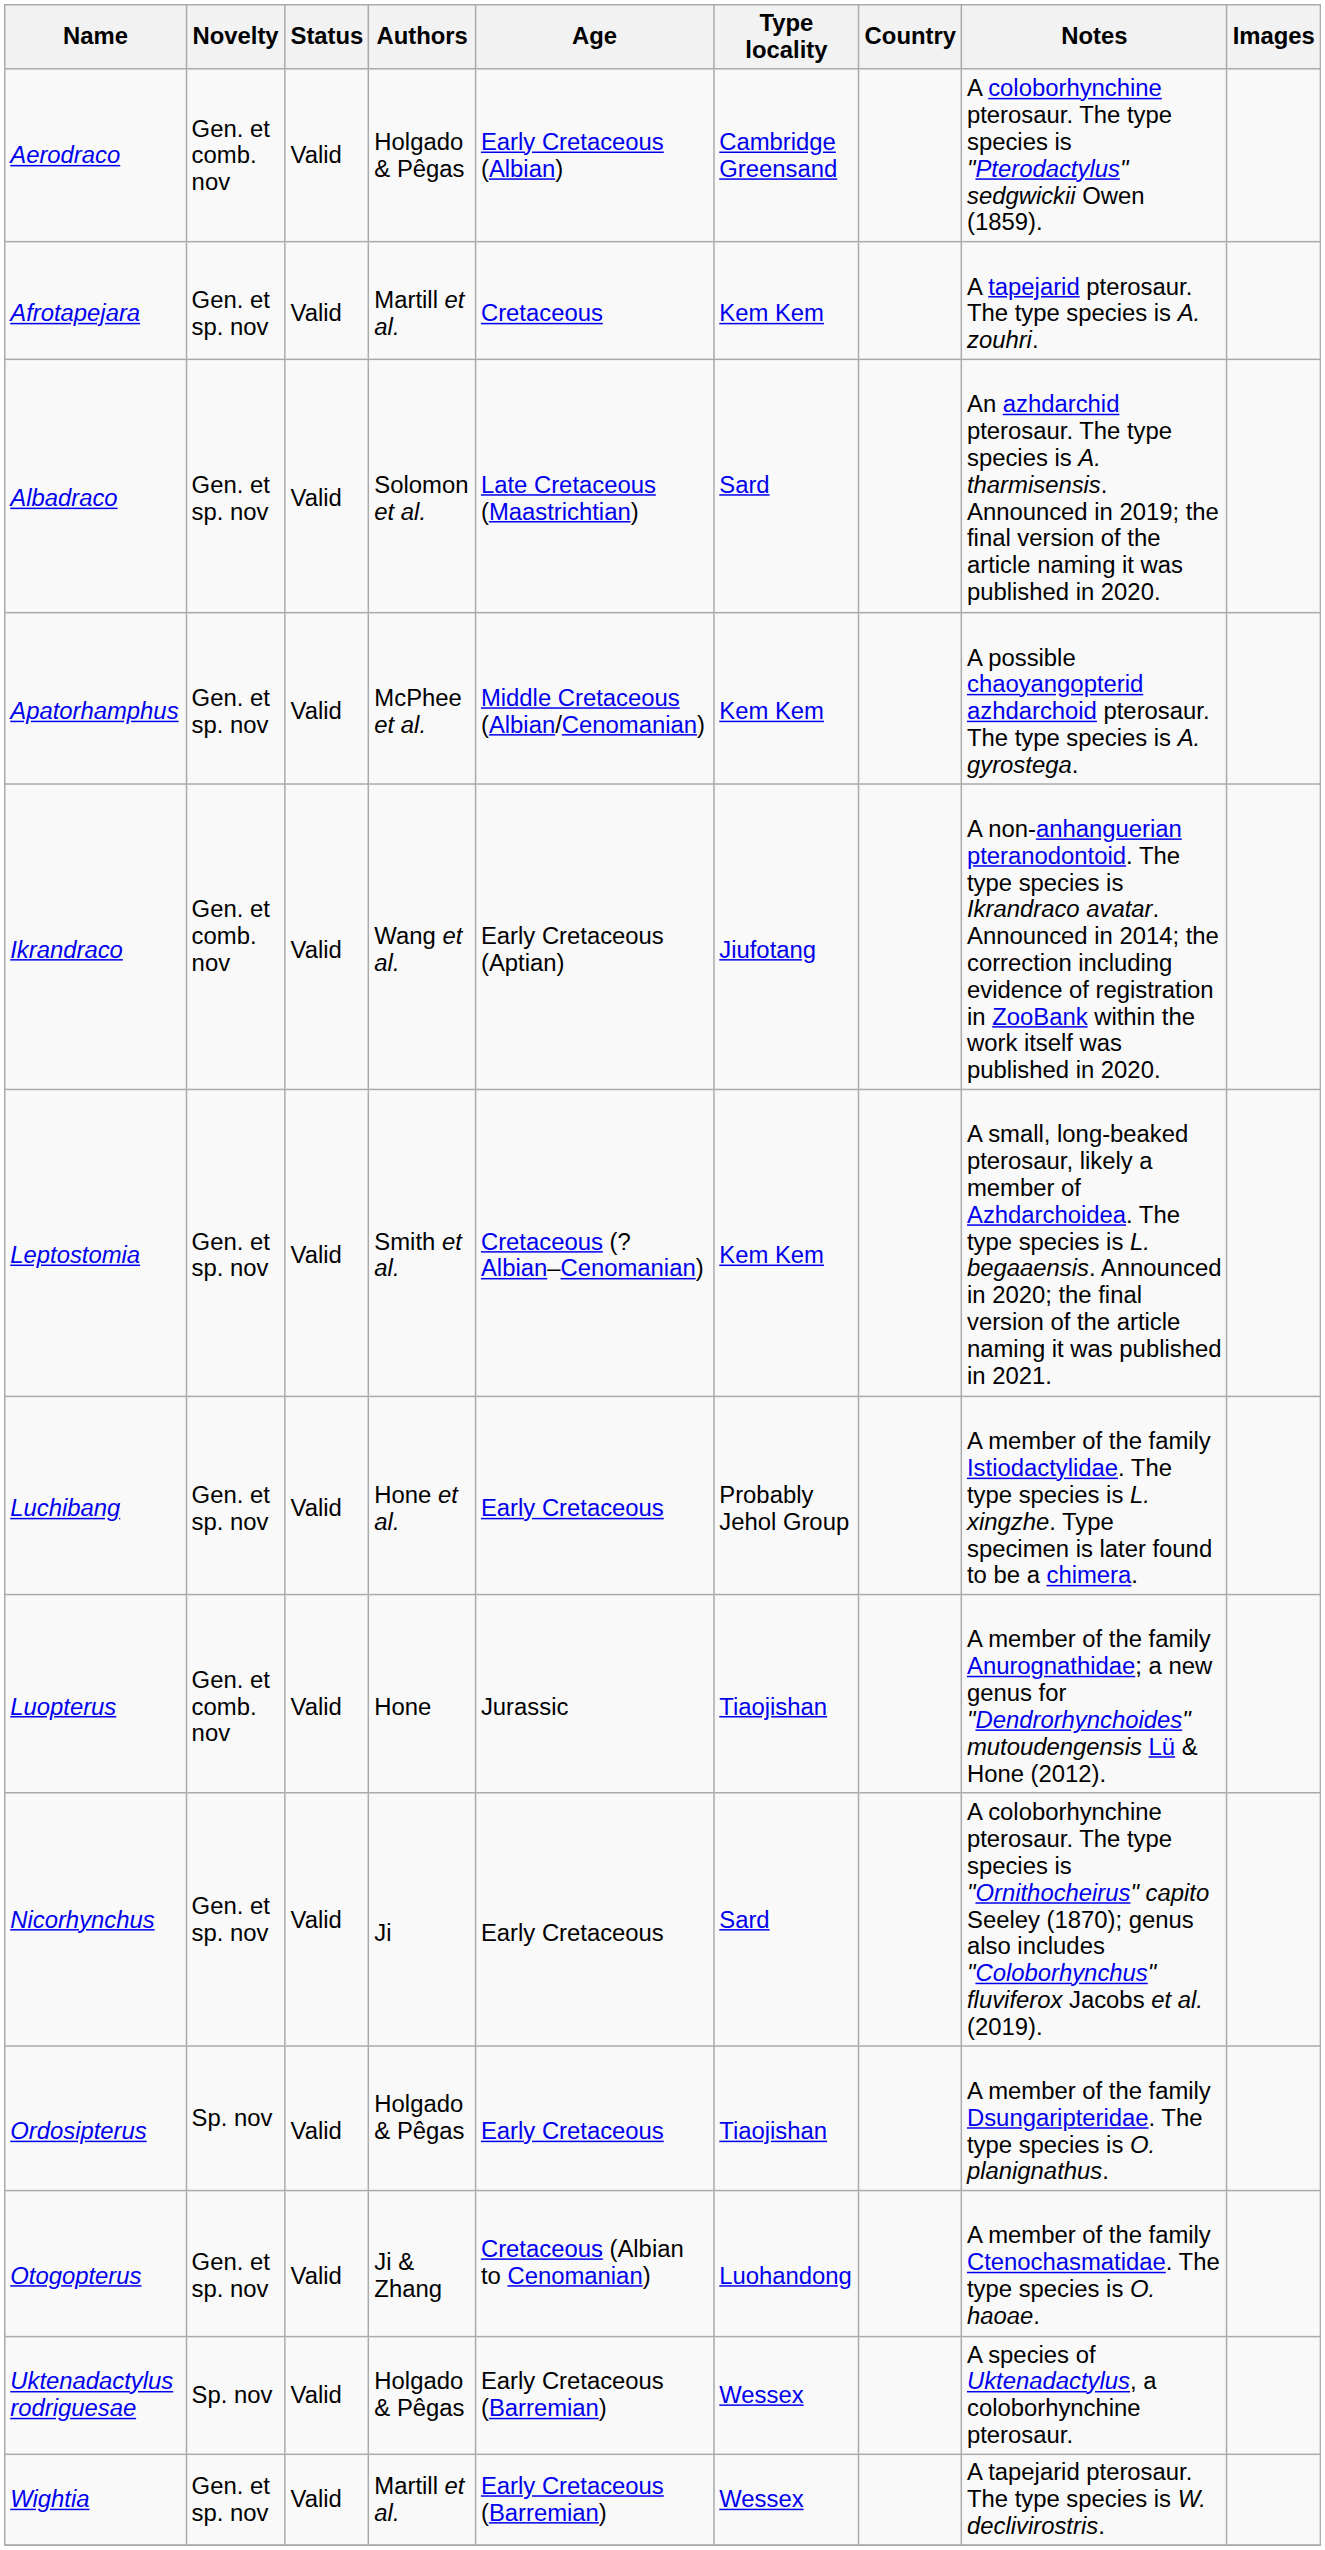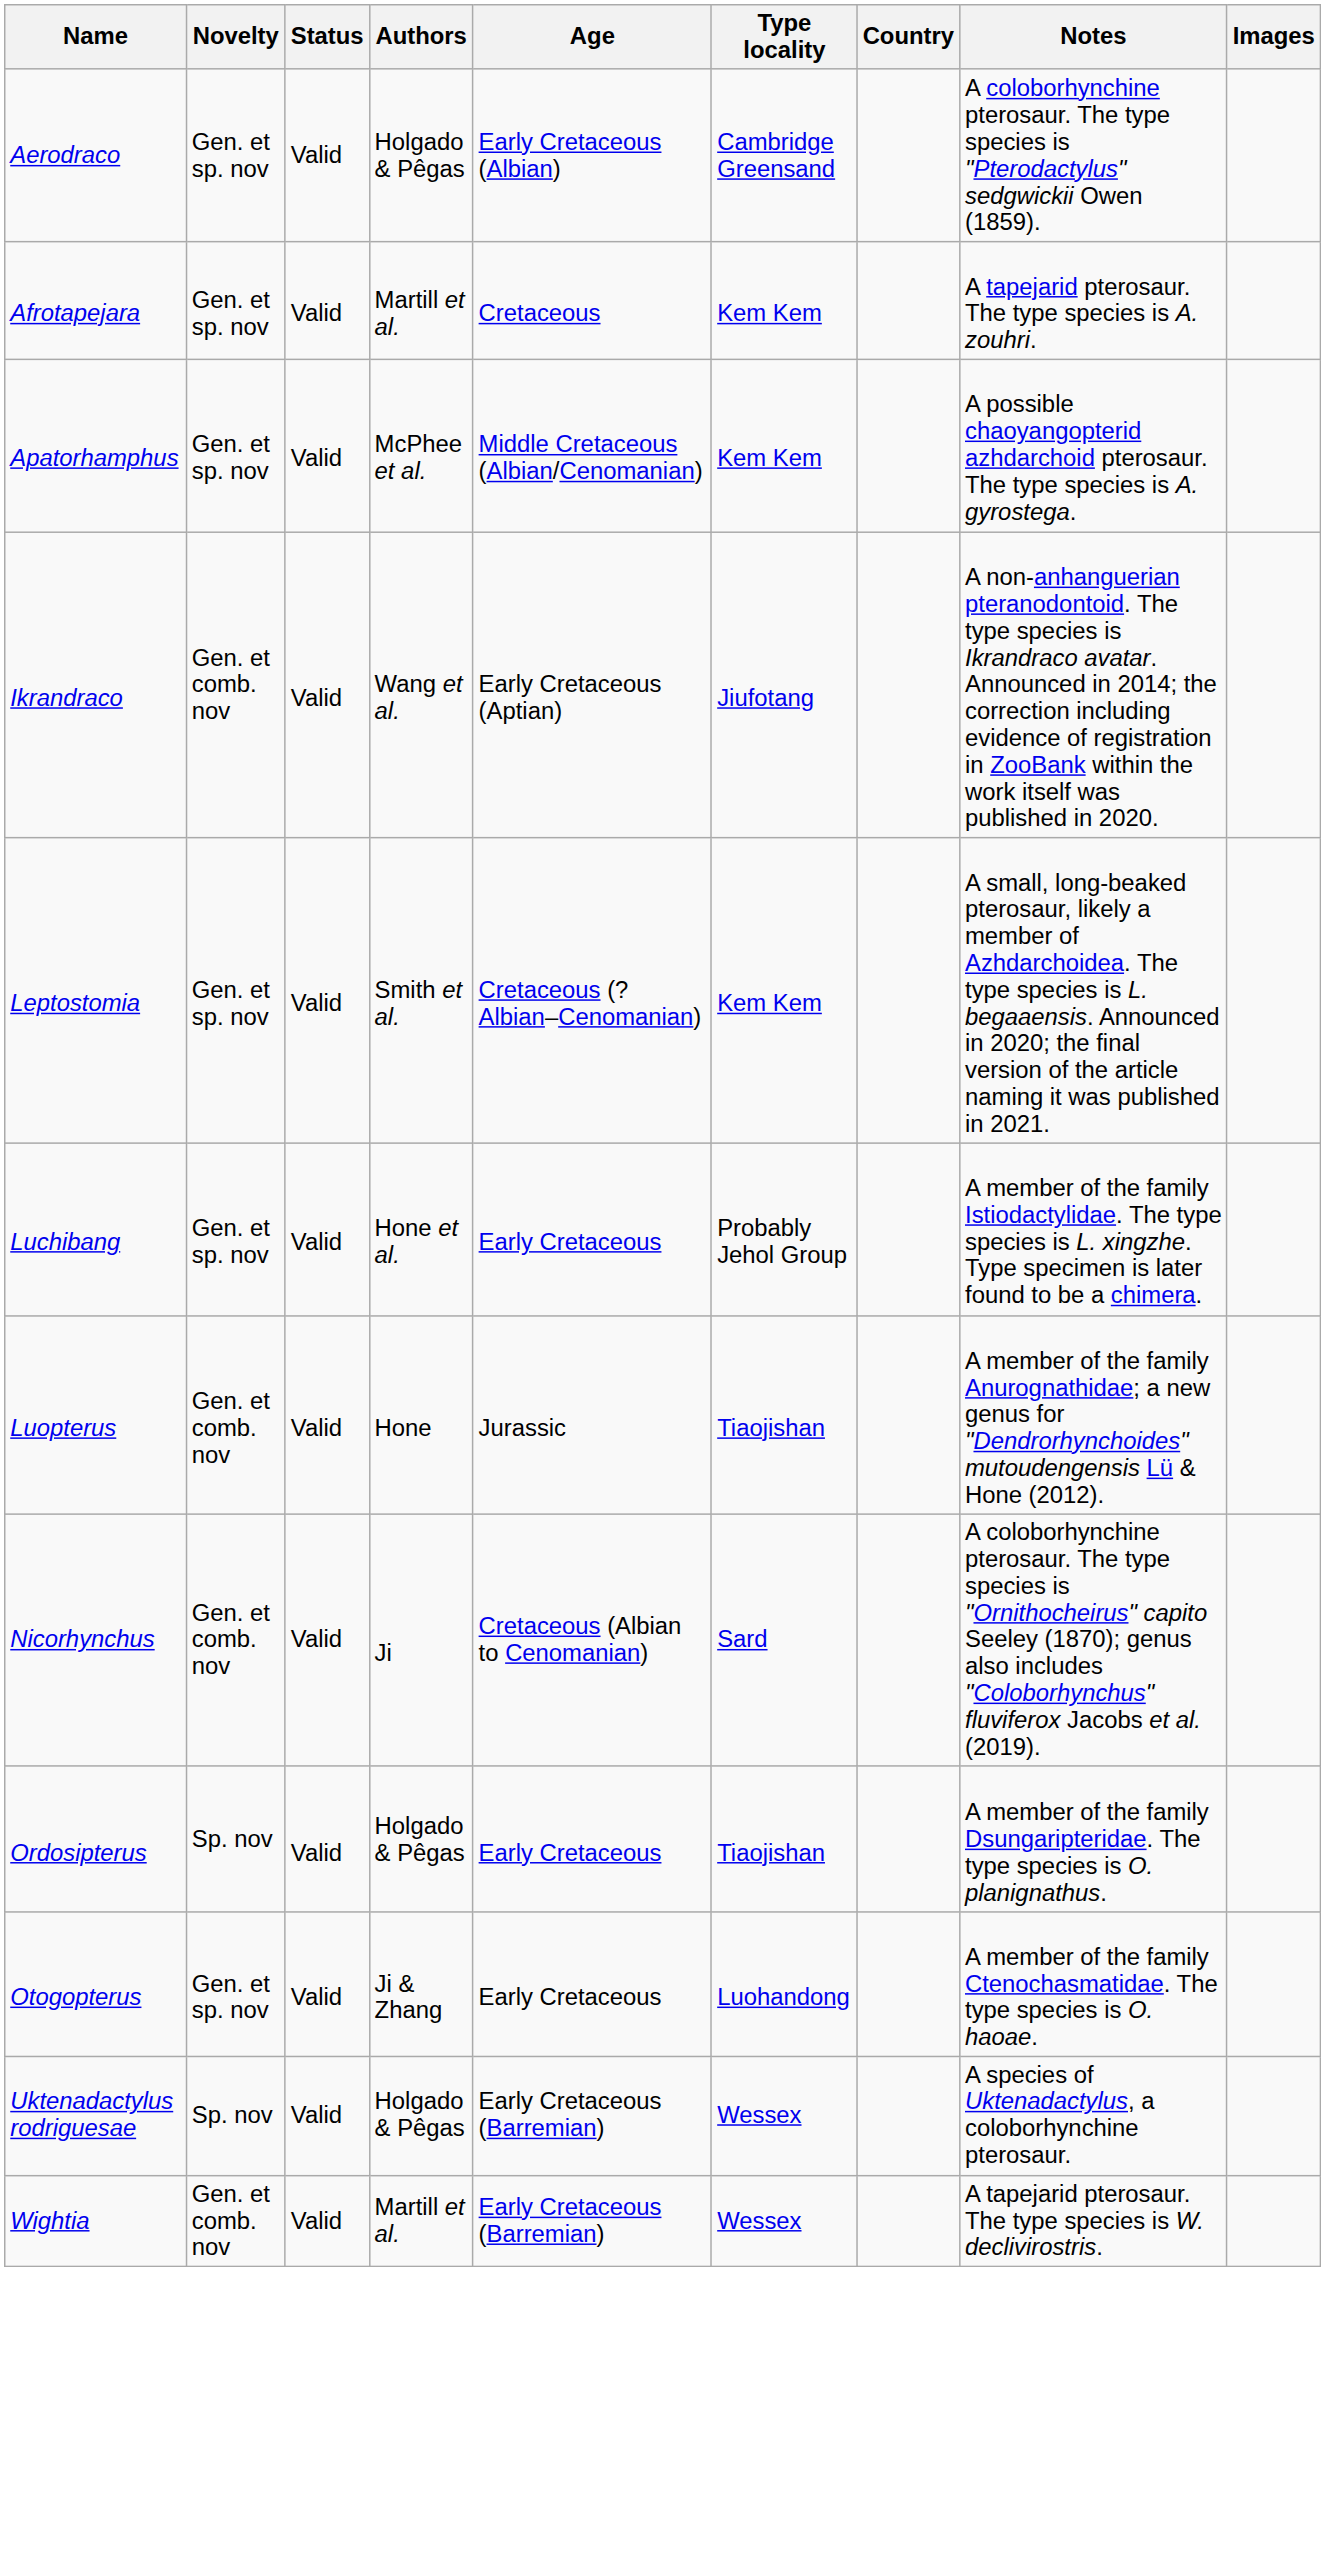(231, 155) Gen. et comb. nov -> (231, 155) Gen. et sp. nov
- row: (64, 498)
(231, 1919) Gen. et sp. nov -> (231, 1640) Gen. et comb. nov
(572, 1932) Early Cretaceous -> (580, 1640) Cretaceous (Albian to Cenomanian)
(582, 2263) Cretaceous (Albian to Cenomanian) -> (570, 1997) Early Cretaceous
(231, 2499) Gen. et sp. nov -> (231, 2220) Gen. et comb. nov
